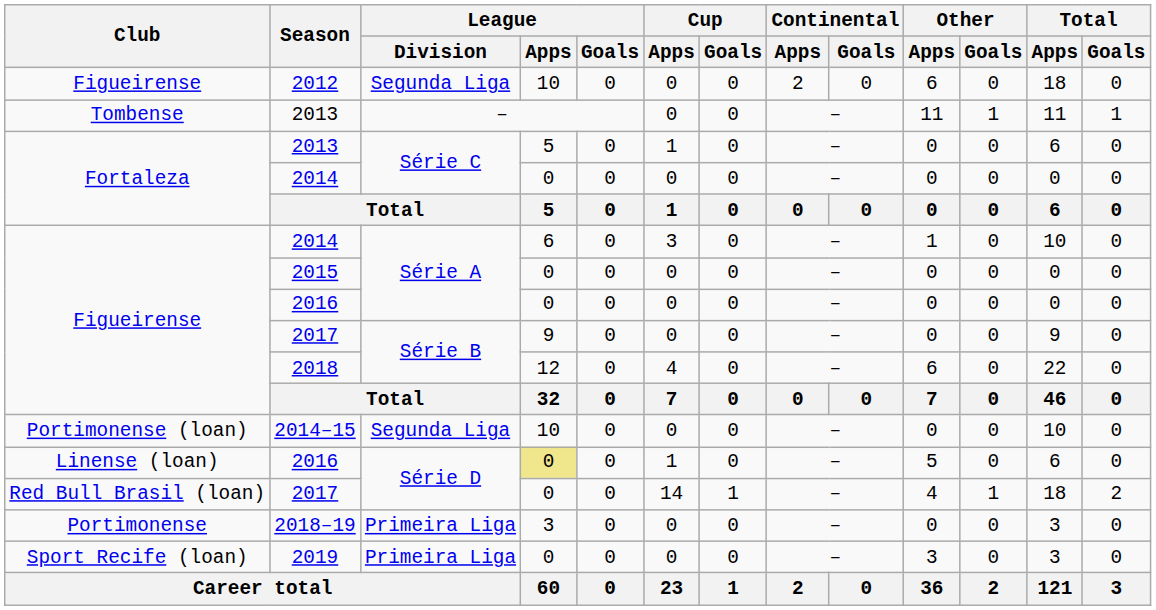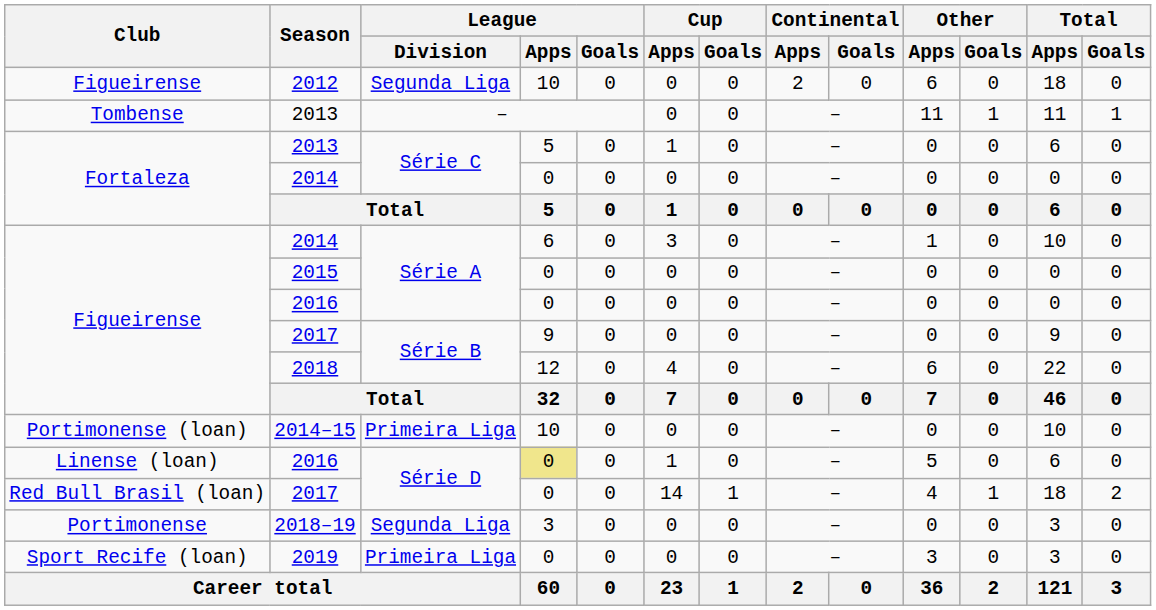(440, 431) Segunda Liga -> (440, 431) Primeira Liga
(440, 526) Primeira Liga -> (440, 526) Segunda Liga
